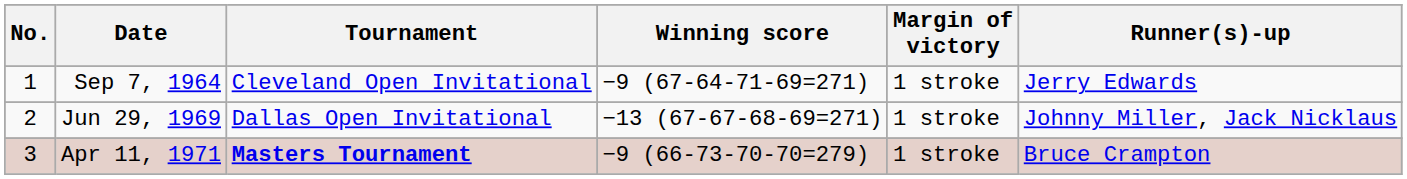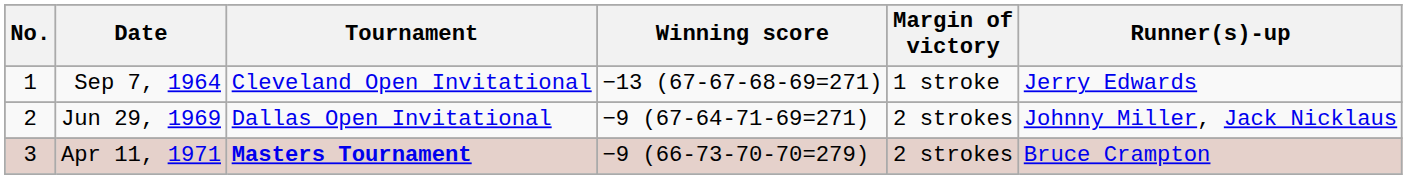(736, 84) −9 (67-64-71-69=271) -> (742, 84) −13 (67-67-68-69=271)
(742, 120) −13 (67-67-68-69=271) -> (736, 120) −9 (67-64-71-69=271)
(946, 120) 1 stroke -> (953, 120) 2 strokes
(946, 156) 1 stroke -> (953, 156) 2 strokes
